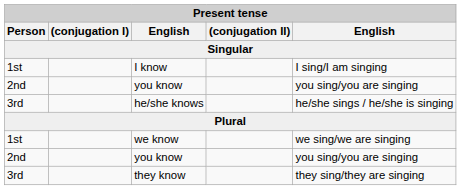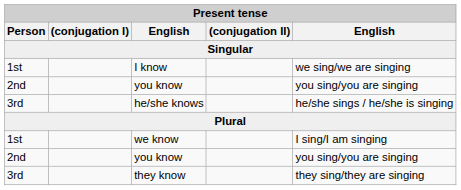(341, 67) I sing/I am singing -> (353, 67) we sing/we are singing
(353, 139) we sing/we are singing -> (341, 139) I sing/I am singing
